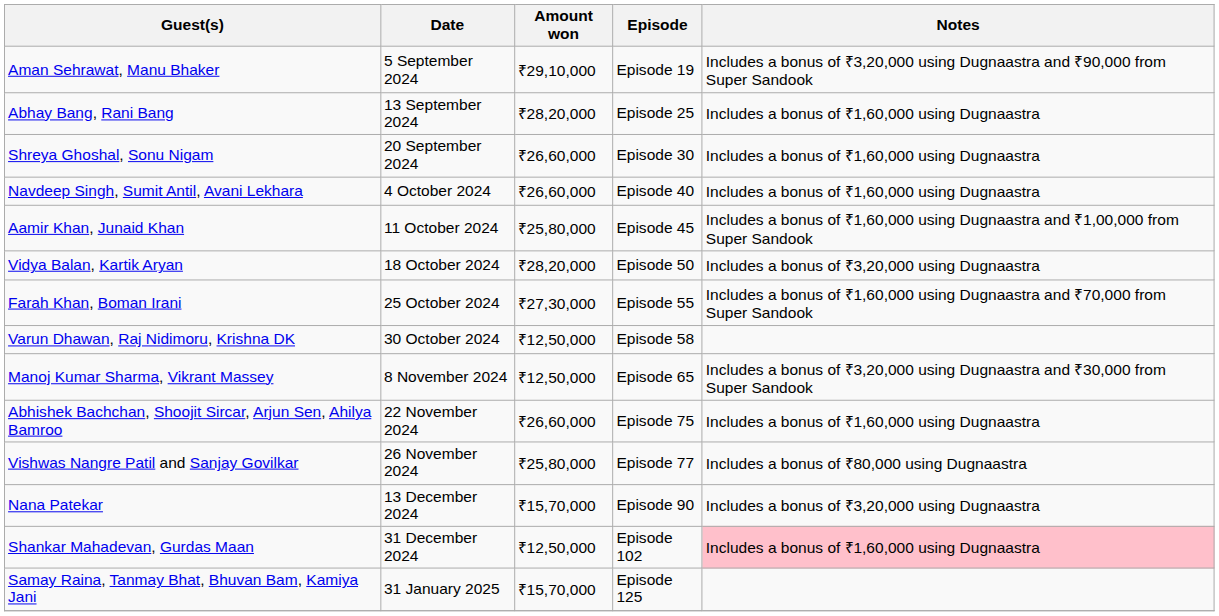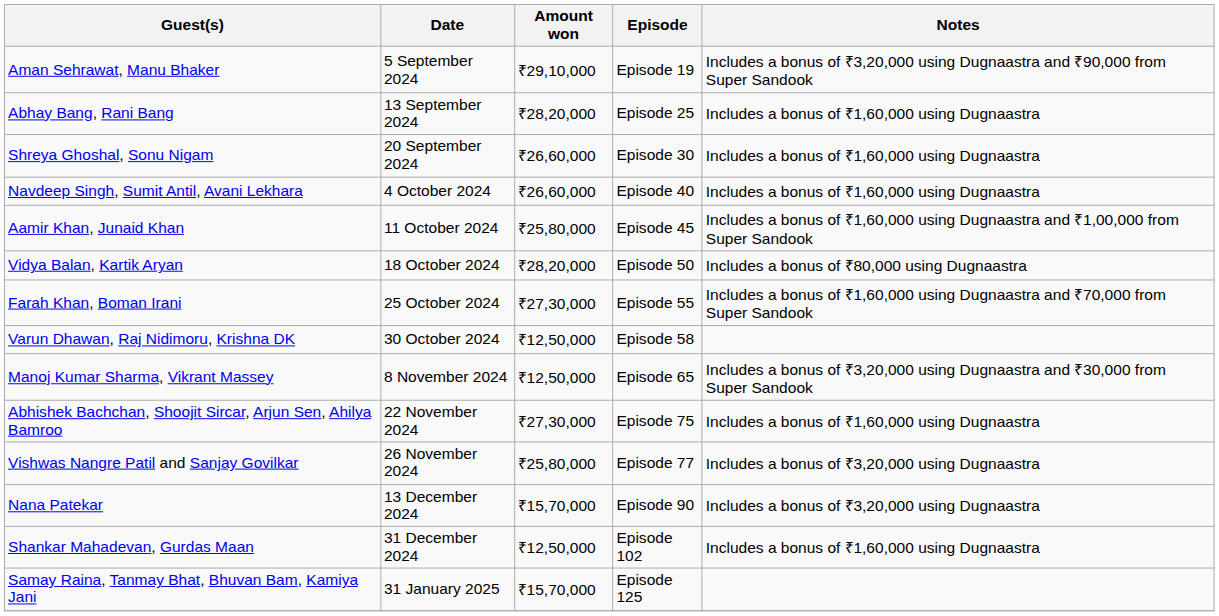(873, 266) Includes a bonus of ₹3,20,000 using Dugnaastra -> (866, 266) Includes a bonus of ₹80,000 using Dugnaastra
(557, 422) ₹26,60,000 -> (557, 422) ₹27,30,000
(866, 464) Includes a bonus of ₹80,000 using Dugnaastra -> (873, 464) Includes a bonus of ₹3,20,000 using Dugnaastra
(873, 548) pink background -> (873, 548) no background
